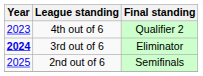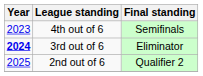(160, 29) Qualifier 2 -> (160, 29) Semifinals
(160, 63) Semifinals -> (160, 63) Qualifier 2
